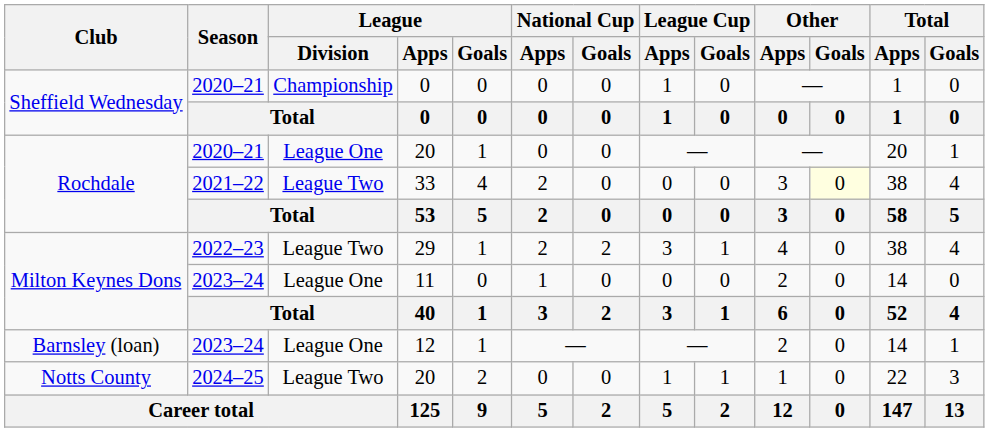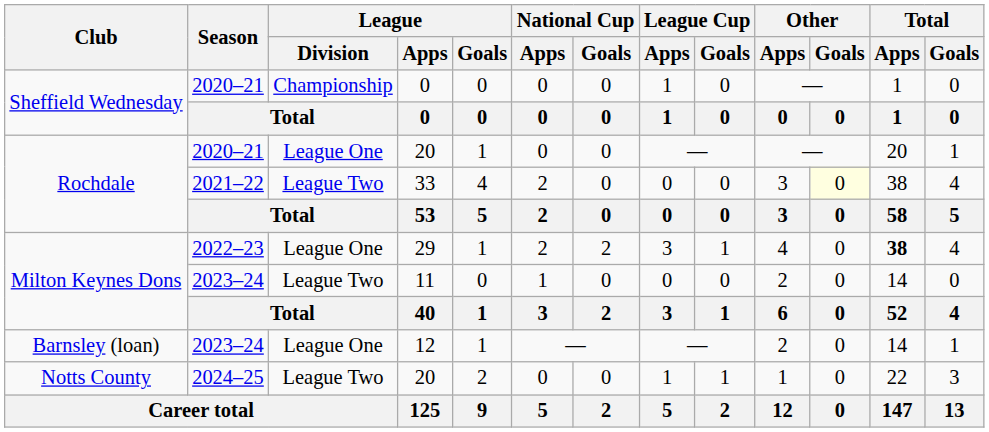(333, 248) League Two -> (333, 248) League One
(897, 248) normal -> (897, 248) bold
(333, 280) League One -> (333, 280) League Two
